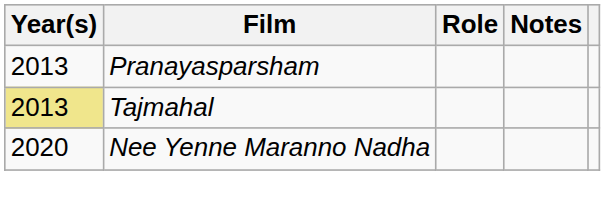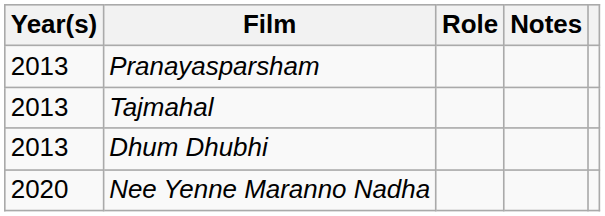(40, 107) khaki background -> (40, 107) no background
+ row: (188, 148)
